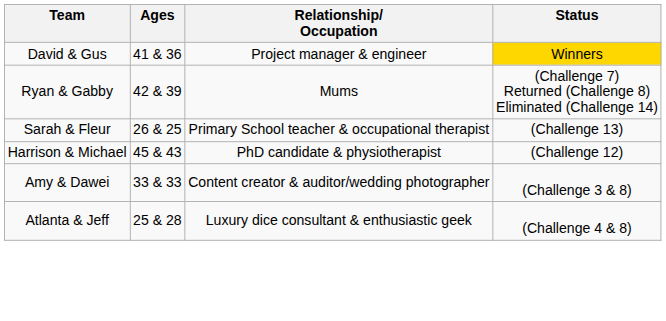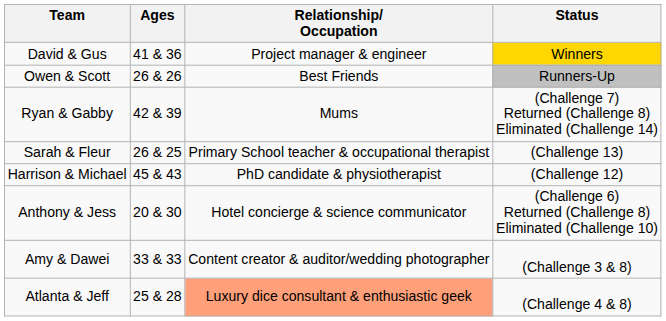+ row: (67, 76)
+ row: (67, 213)
(339, 220) no background -> (339, 297) lightsalmon background
